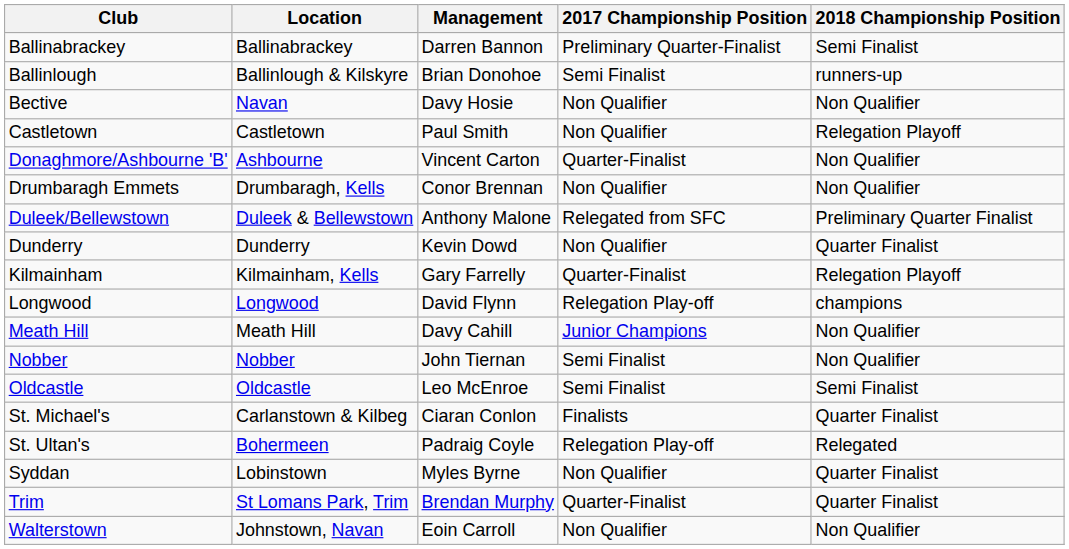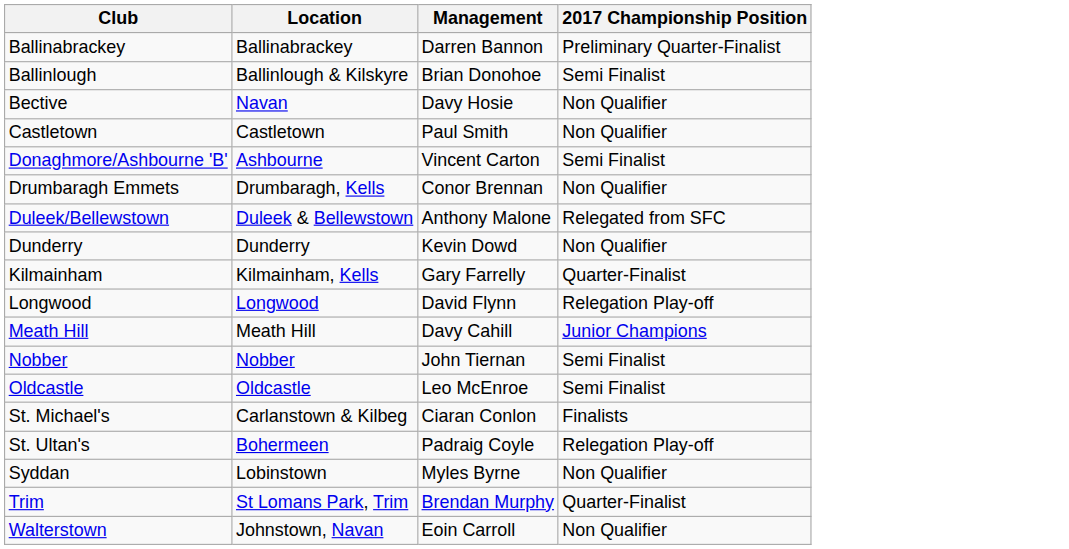- column: (938, 18)
(624, 160) Quarter-Finalist -> (614, 160) Semi Finalist
